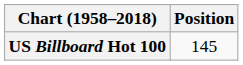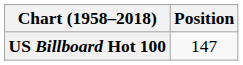(204, 45) 145 -> (204, 45) 147
